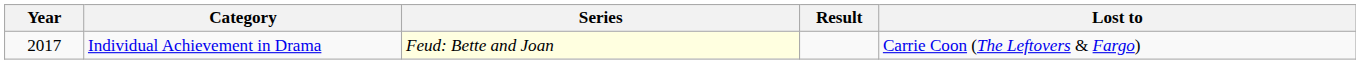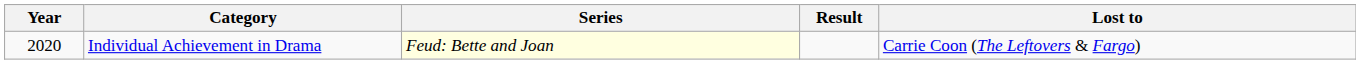(44, 45) 2017 -> (44, 45) 2020
